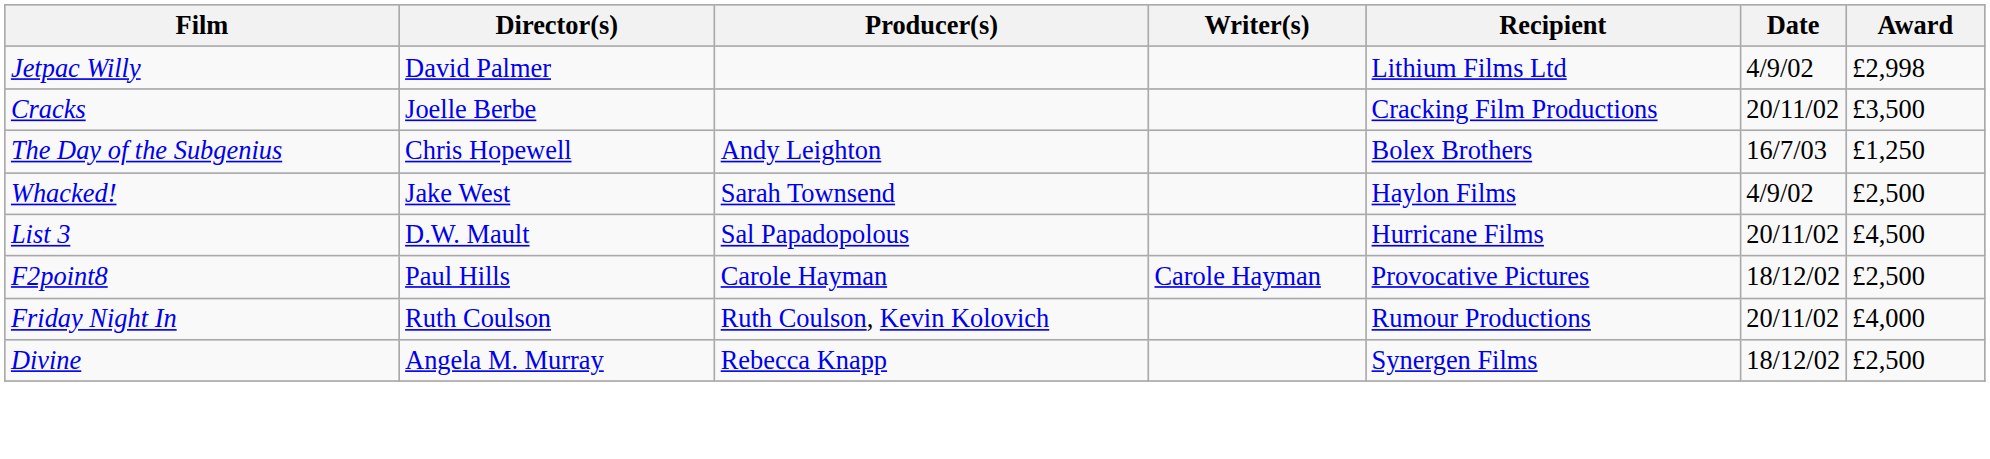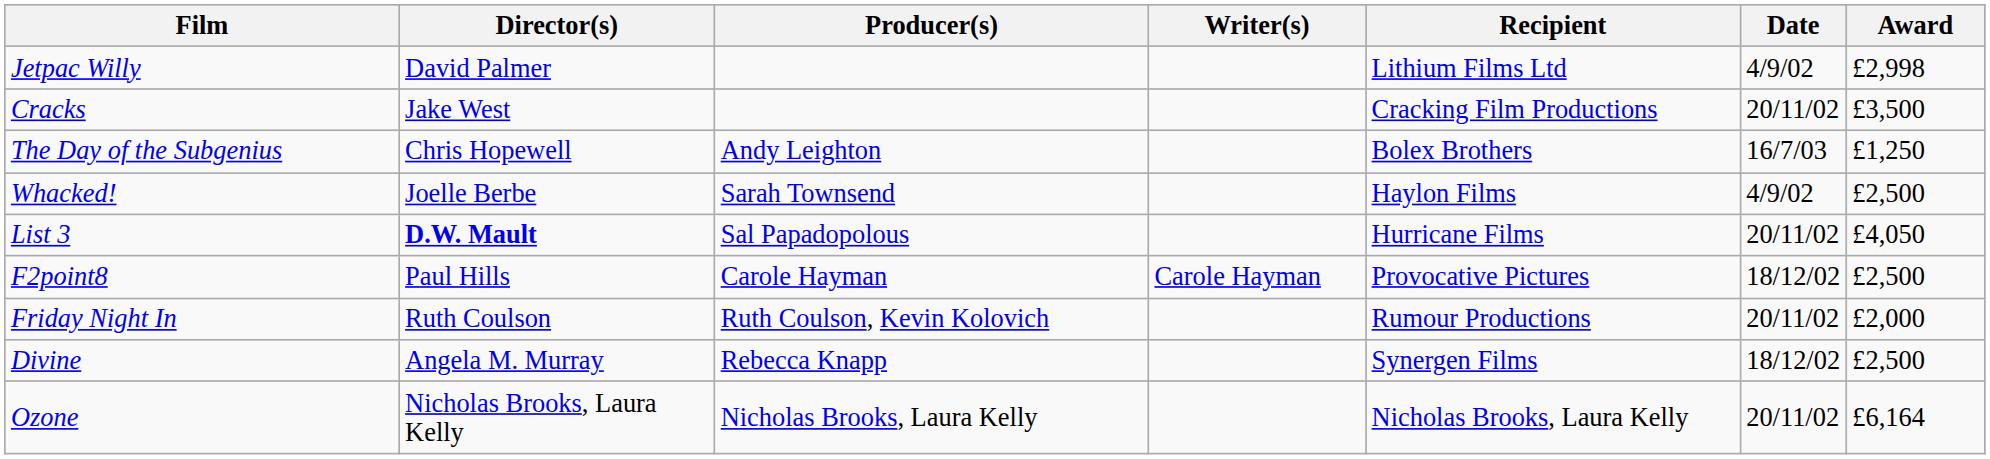(471, 109) Joelle Berbe -> (458, 109) Jake West
(458, 192) Jake West -> (471, 192) Joelle Berbe
(467, 234) normal -> (471, 234) bold
(1889, 234) £4,500 -> (1889, 234) £4,050
(1889, 318) £4,000 -> (1889, 318) £2,000
+ row: (45, 417)
